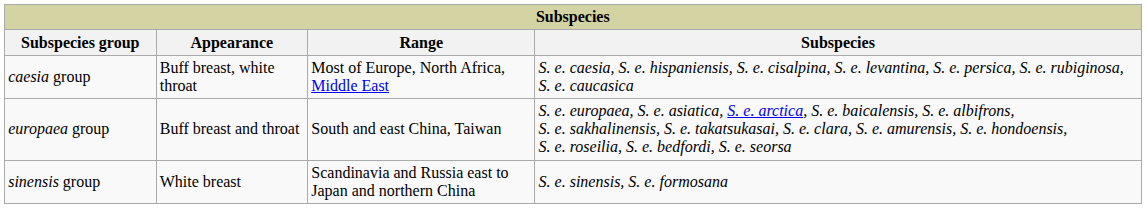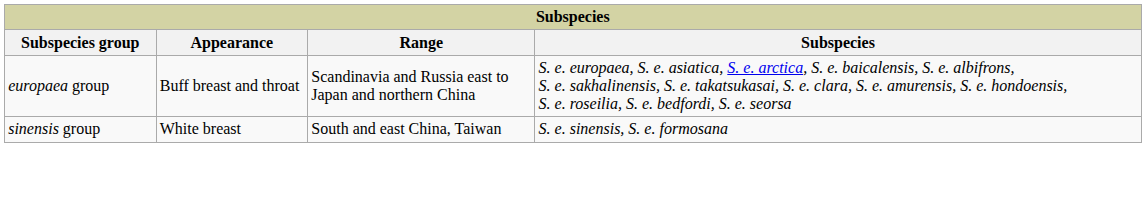- row: (49, 76)
(406, 129) South and east China, Taiwan -> (410, 85) Scandinavia and Russia east to Japan and northern China
(410, 181) Scandinavia and Russia east to Japan and northern China -> (406, 129) South and east China, Taiwan
